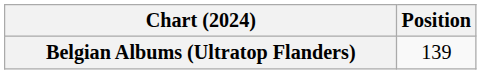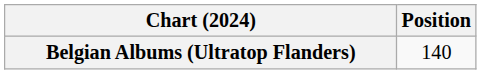(436, 52) 139 -> (436, 52) 140
